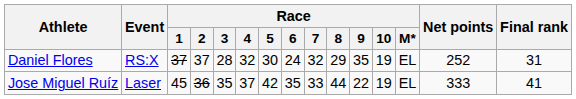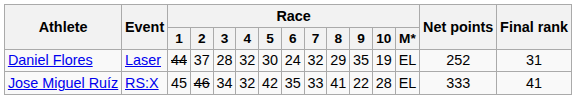(142, 60) RS:X -> (143, 60) Laser
(179, 60) 37 -> (179, 60) 44
(143, 83) Laser -> (142, 83) RS:X
(202, 83) 36 -> (202, 83) 46
(225, 83) 35 -> (225, 83) 34
(247, 83) 37 -> (247, 83) 32
(338, 83) 44 -> (338, 83) 41
(384, 83) 19 -> (384, 83) 28
